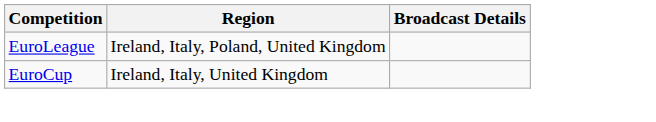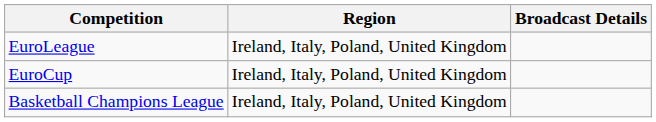(219, 74) Ireland, Italy, United Kingdom -> (369, 74) Ireland, Italy, Poland, United Kingdom
+ row: (116, 102)
